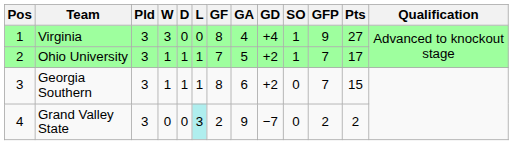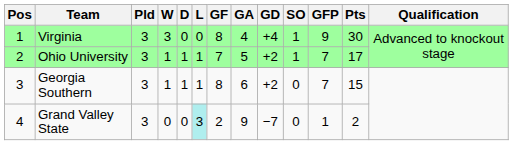(355, 36) 27 -> (355, 36) 30
(325, 121) 2 -> (325, 121) 1
